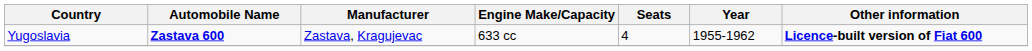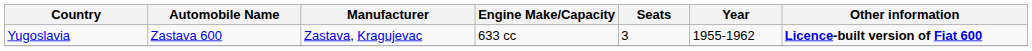(187, 35) bold -> (186, 35) normal
(625, 35) 4 -> (625, 35) 3
